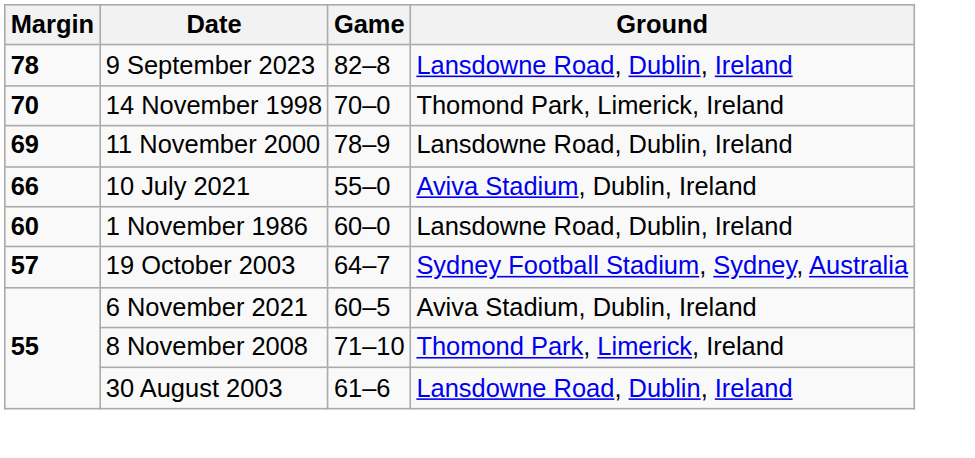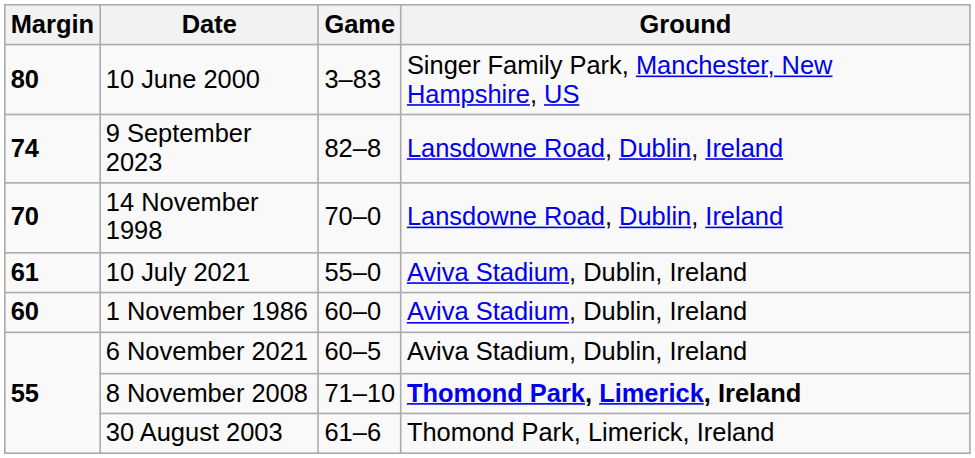+ row: (183, 79)
(25, 65) 78 -> (25, 148) 74
(600, 105) Thomond Park, Limerick, Ireland -> (595, 217) Lansdowne Road, Dublin, Ireland
- row: (213, 145)
(25, 186) 66 -> (25, 271) 61
(604, 226) Lansdowne Road, Dublin, Ireland -> (577, 312) Aviva Stadium, Dublin, Ireland
- row: (201, 266)
(600, 347) normal -> (604, 392) bold
(604, 387) Lansdowne Road, Dublin, Ireland -> (591, 433) Thomond Park, Limerick, Ireland
